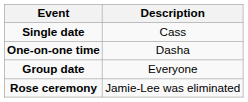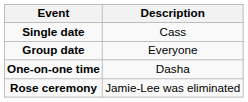rows swapped: (53, 69) <-> (53, 50)
